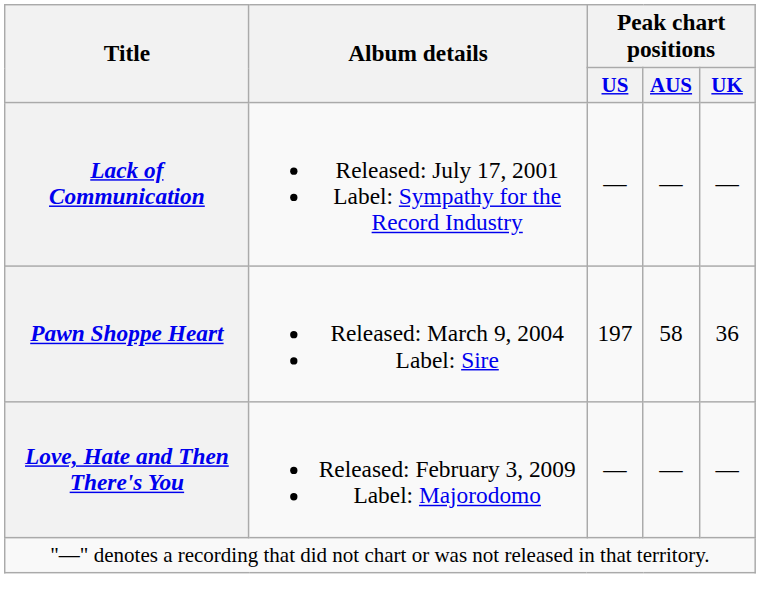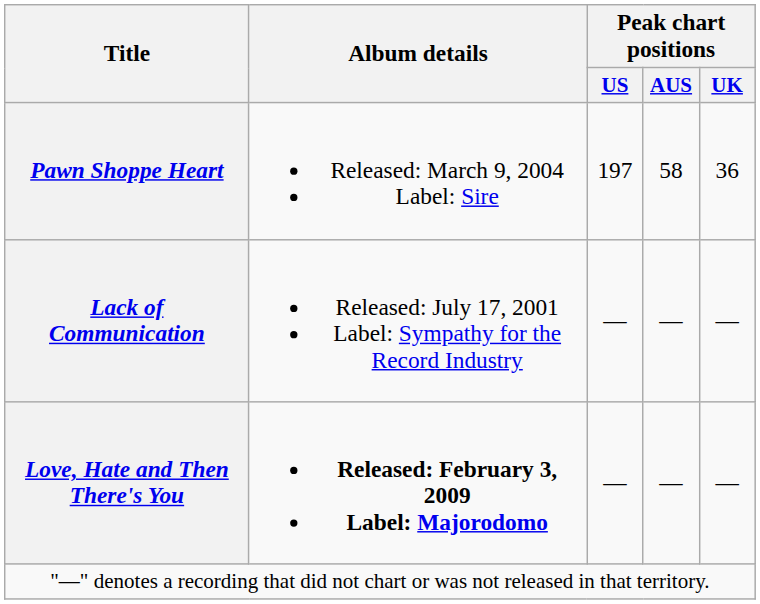rows swapped: (127, 183) <-> (127, 333)
(418, 483) normal -> (418, 496) bold
